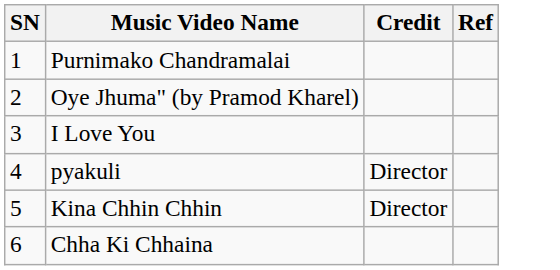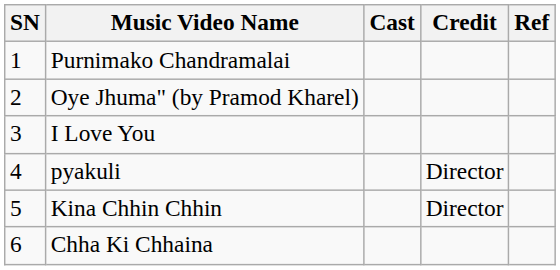+ column: (392, 23)
